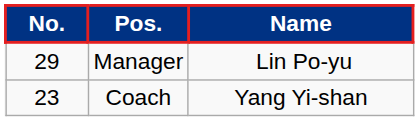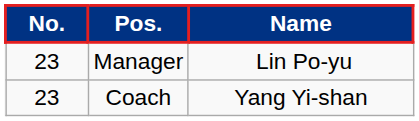(47, 61) 29 -> (47, 61) 23
